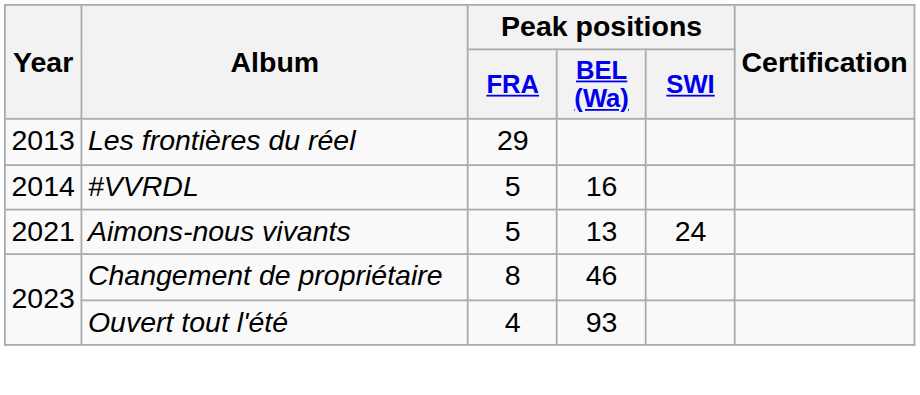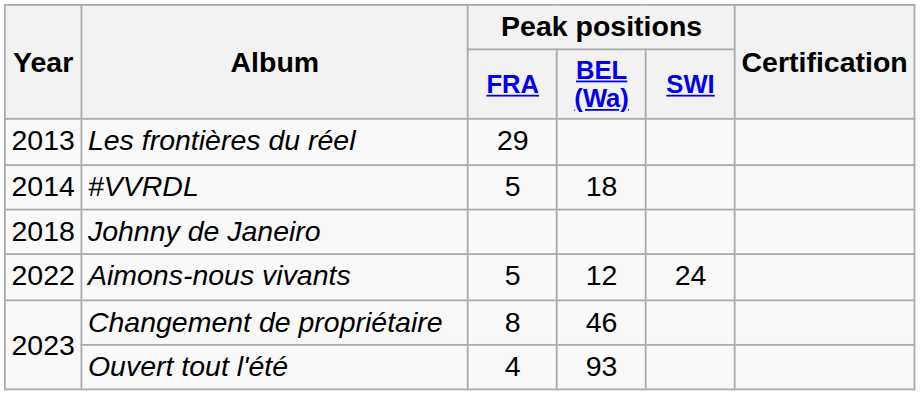(602, 186) 16 -> (602, 186) 18
+ row: (204, 231)
(43, 231) 2021 -> (43, 276) 2022
(602, 231) 13 -> (602, 276) 12
